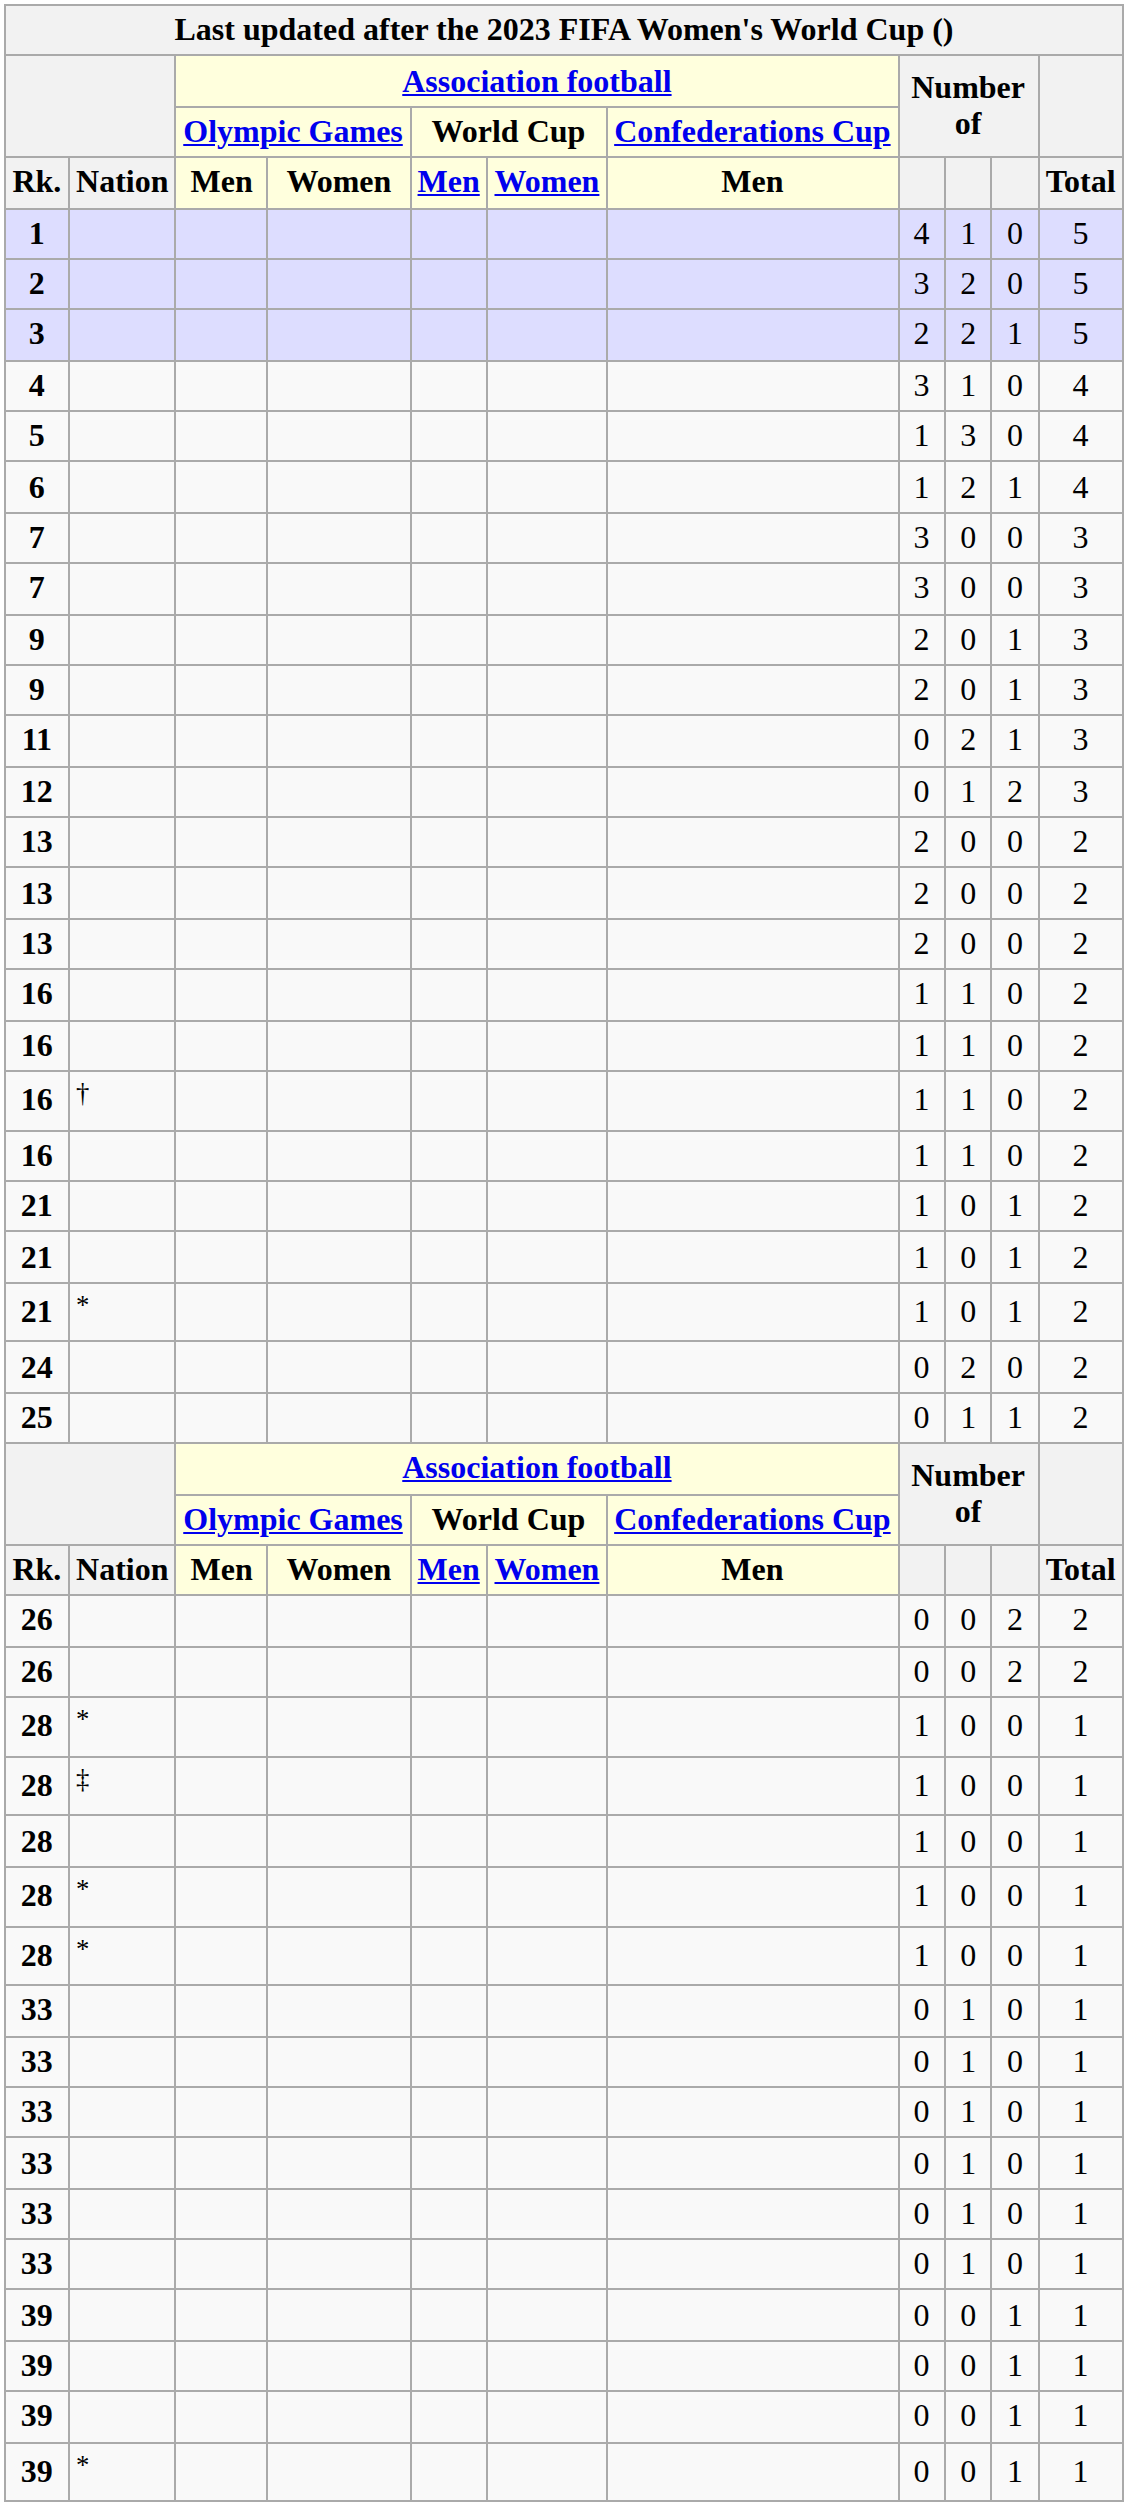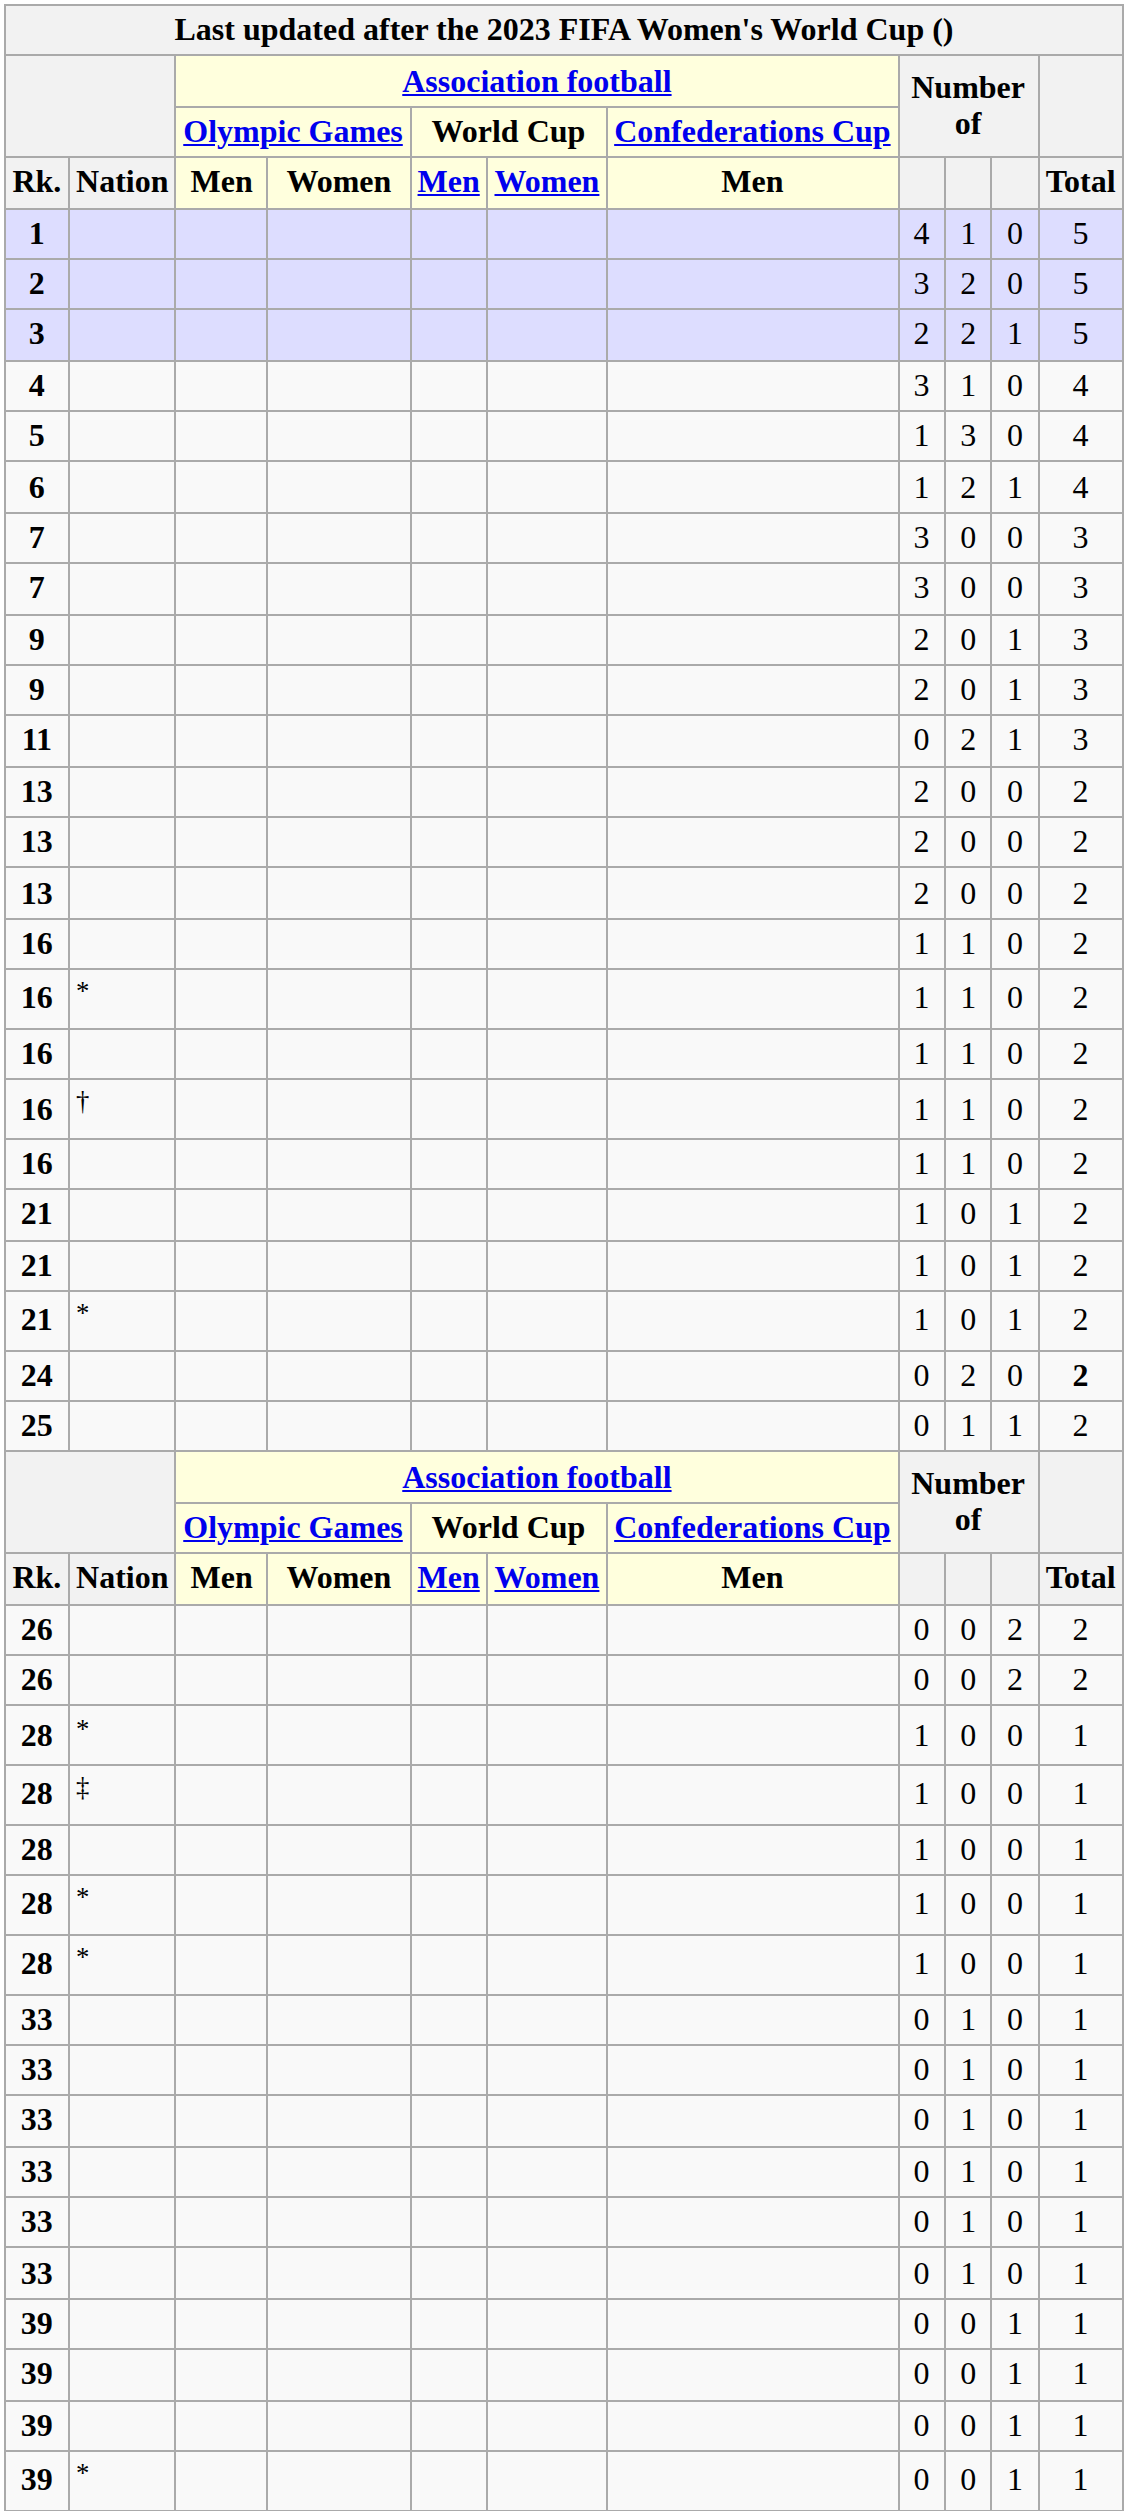- row: (37, 791)
+ row: (37, 998)
(1081, 1366) normal -> (1081, 1375) bold
